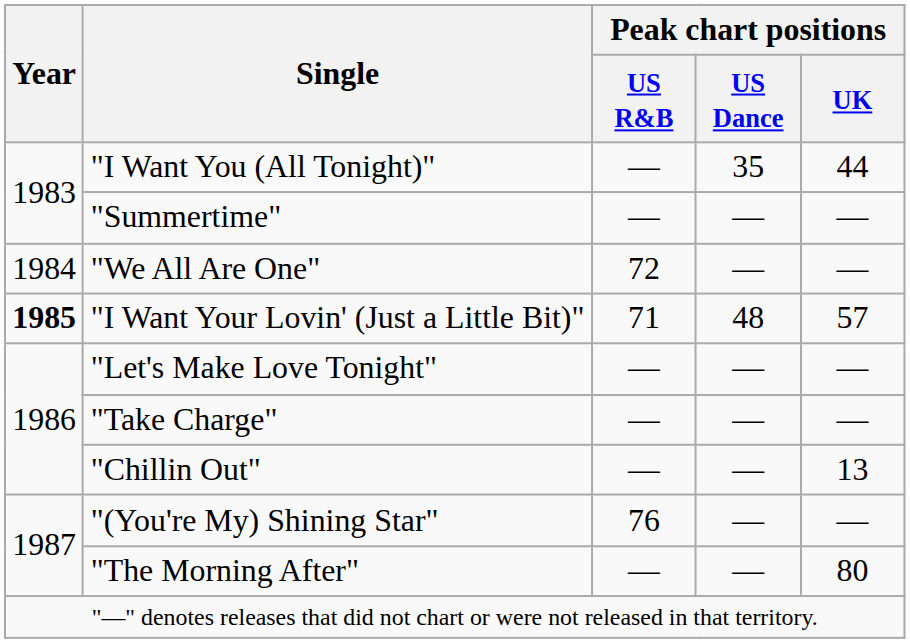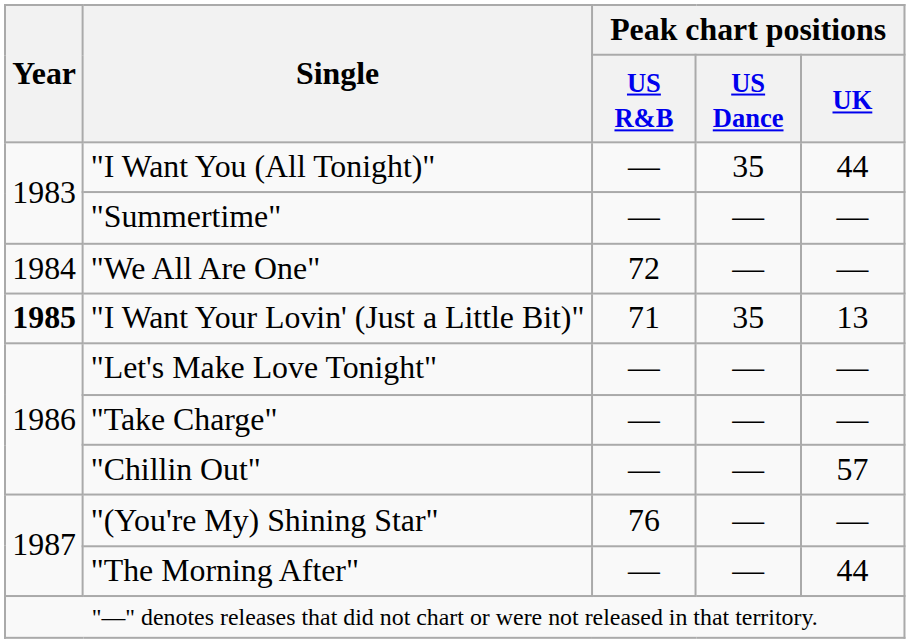(748, 318) 48 -> (748, 318) 35
(852, 318) 57 -> (852, 318) 13
(852, 469) 13 -> (852, 469) 57
(852, 570) 80 -> (852, 570) 44
